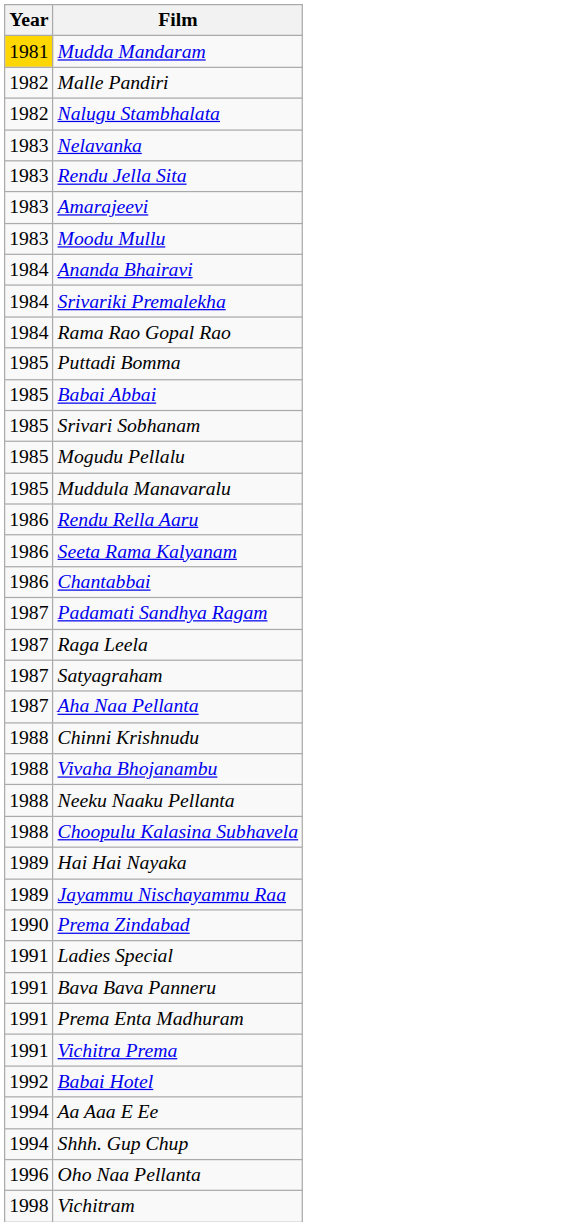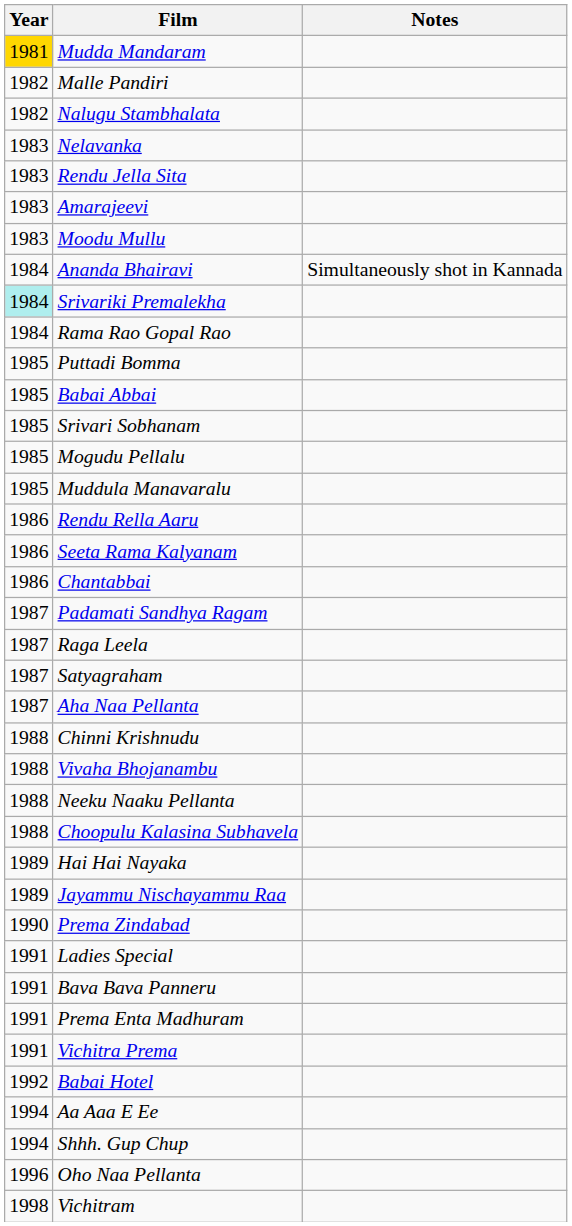+ column: (435, 20)
(29, 301) no background -> (29, 301) paleturquoise background
